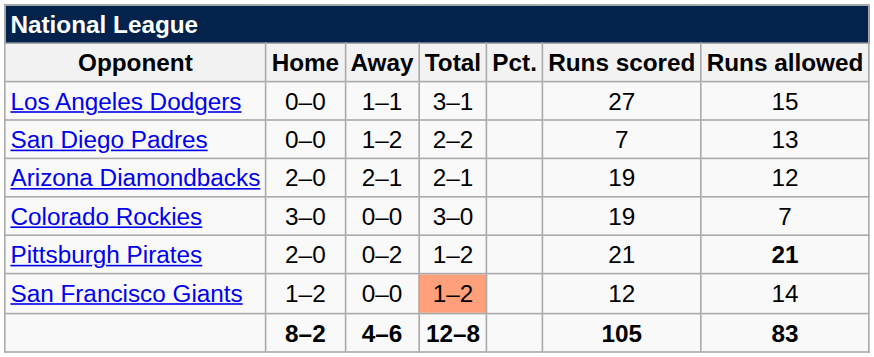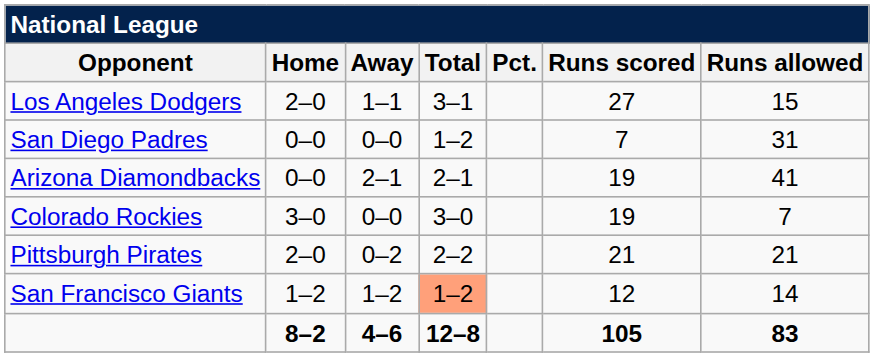(305, 101) 0–0 -> (305, 101) 2–0
(382, 140) 1–2 -> (382, 140) 0–0
(453, 140) 2–2 -> (453, 140) 1–2
(785, 140) 13 -> (785, 140) 31
(305, 178) 2–0 -> (305, 178) 0–0
(785, 178) 12 -> (785, 178) 41
(453, 255) 1–2 -> (453, 255) 2–2
(785, 255) bold -> (785, 255) normal
(382, 294) 0–0 -> (382, 294) 1–2
